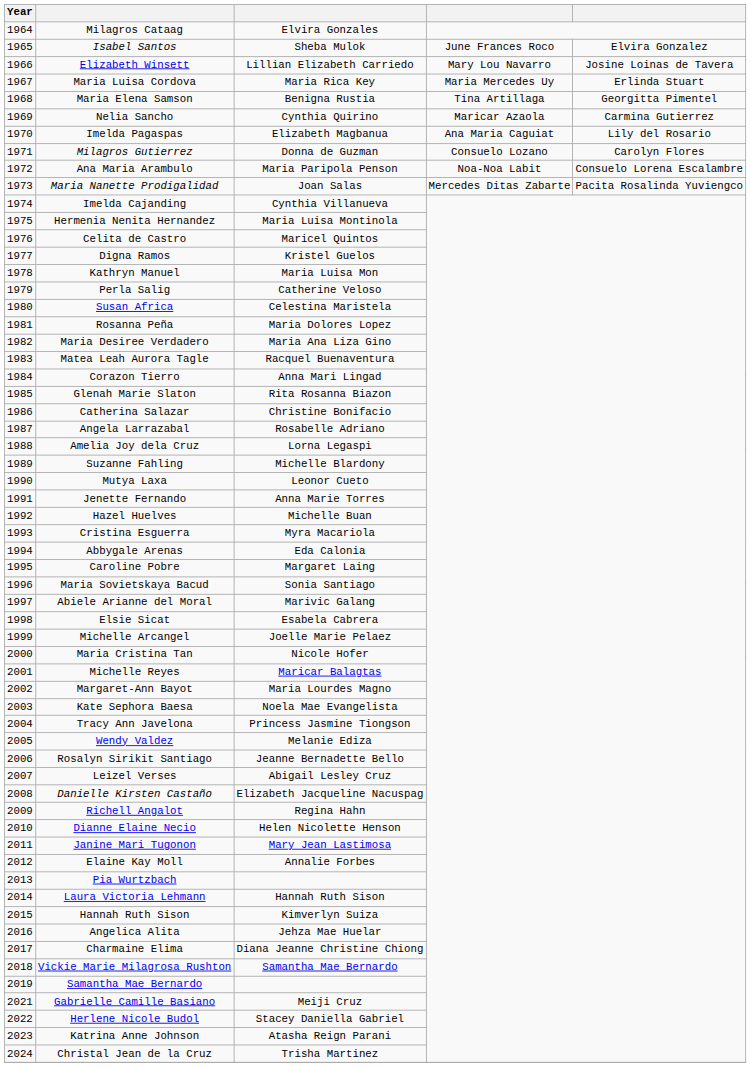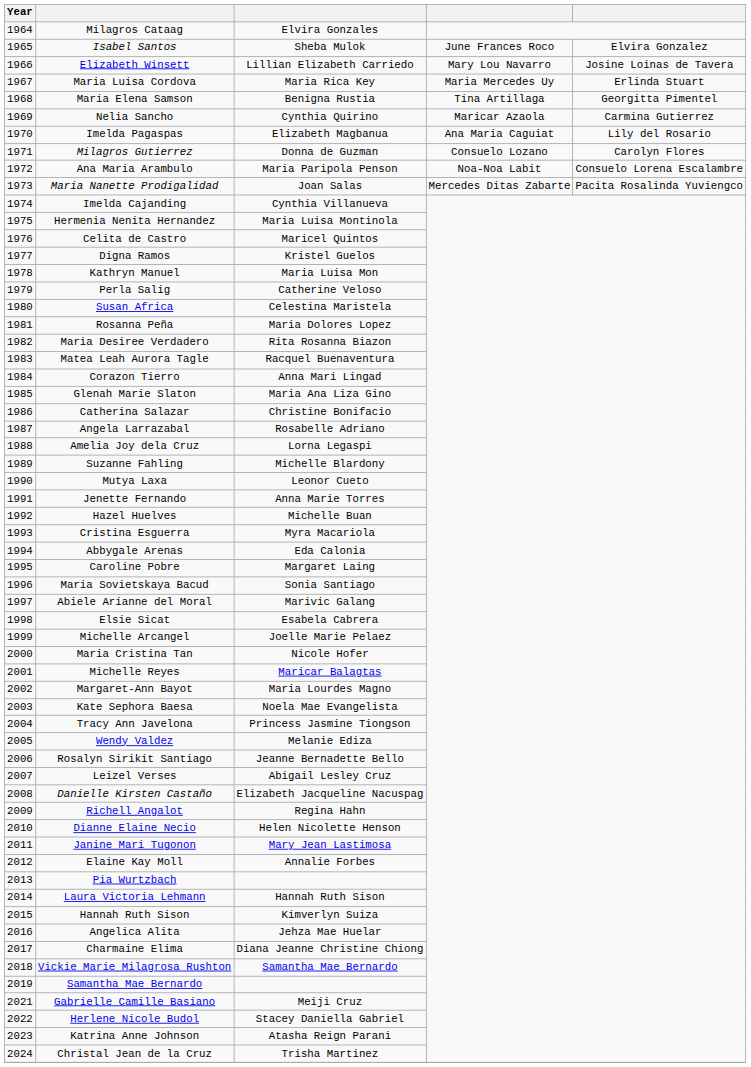(330, 343) Maria Ana Liza Gino -> (330, 343) Rita Rosanna Biazon
(330, 395) Rita Rosanna Biazon -> (330, 395) Maria Ana Liza Gino
